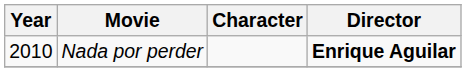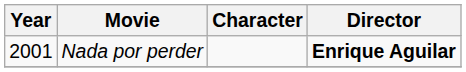(31, 51) 2010 -> (31, 51) 2001
